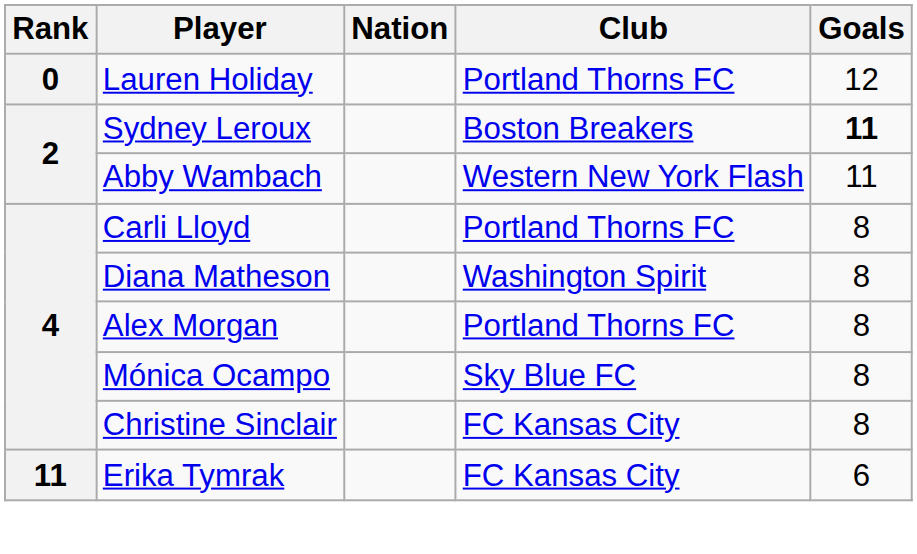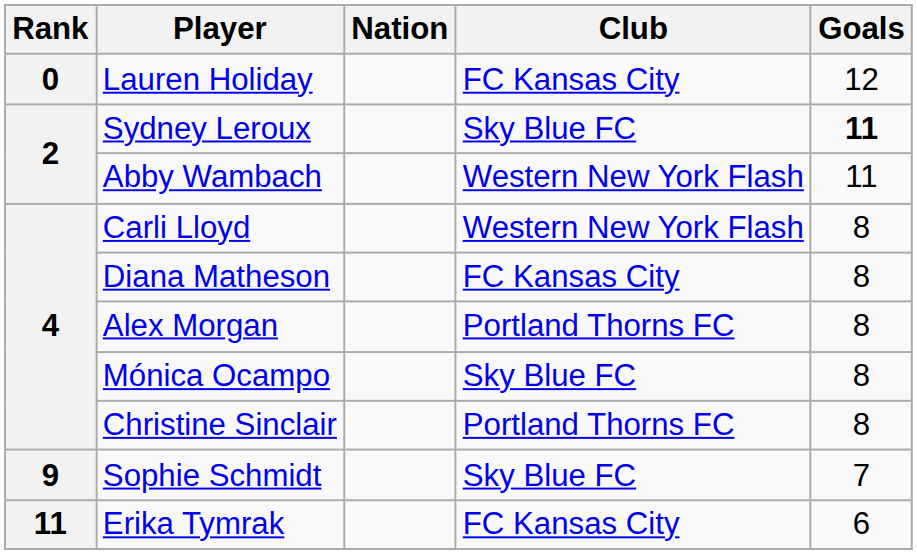(599, 78) Portland Thorns FC -> (571, 78) FC Kansas City
(578, 128) Boston Breakers -> (549, 128) Sky Blue FC
(599, 227) Portland Thorns FC -> (633, 227) Western New York Flash
(584, 276) Washington Spirit -> (571, 276) FC Kansas City
(571, 425) FC Kansas City -> (599, 425) Portland Thorns FC
+ row: (212, 474)
